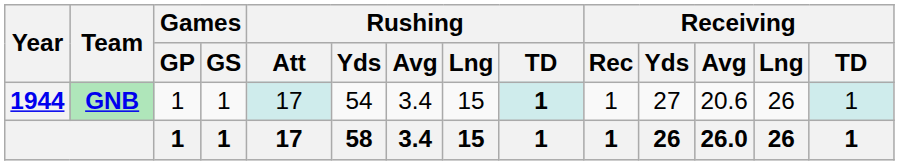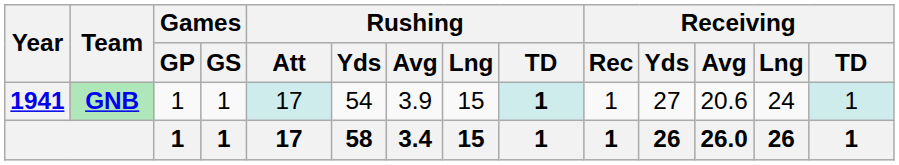(37, 100) 1944 -> (37, 100) 1941
(415, 100) 3.4 -> (415, 100) 3.9
(781, 100) 26 -> (781, 100) 24
